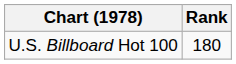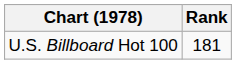(207, 45) 180 -> (207, 45) 181
